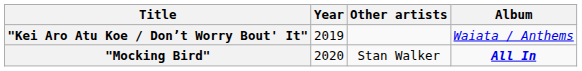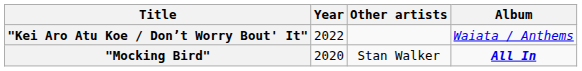(329, 35) 2019 -> (329, 35) 2022
